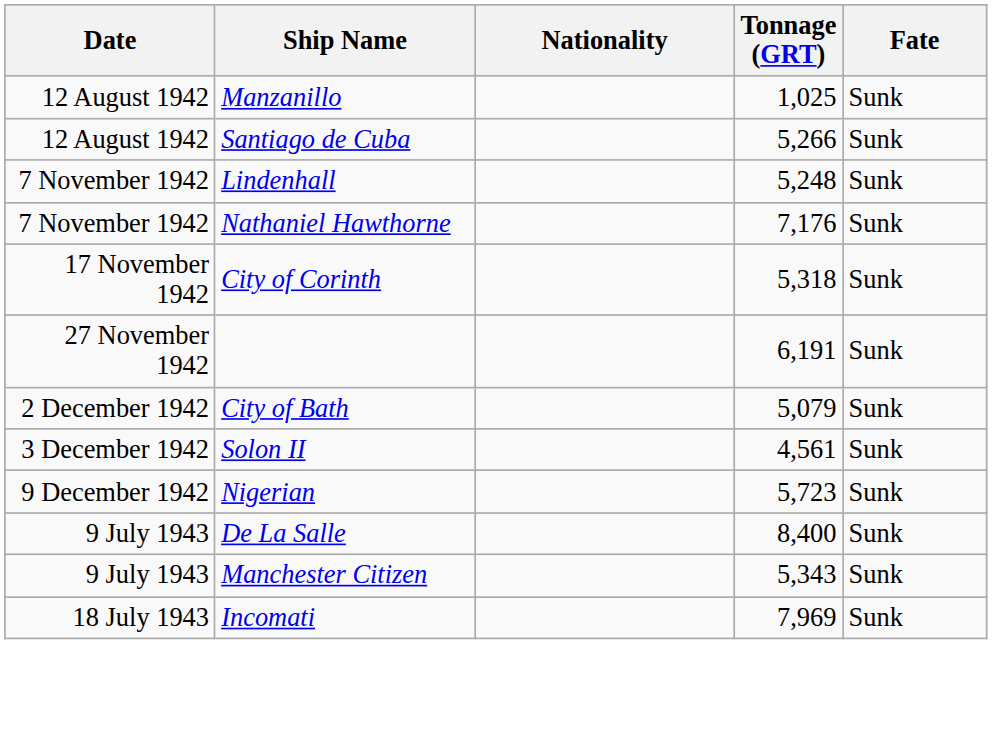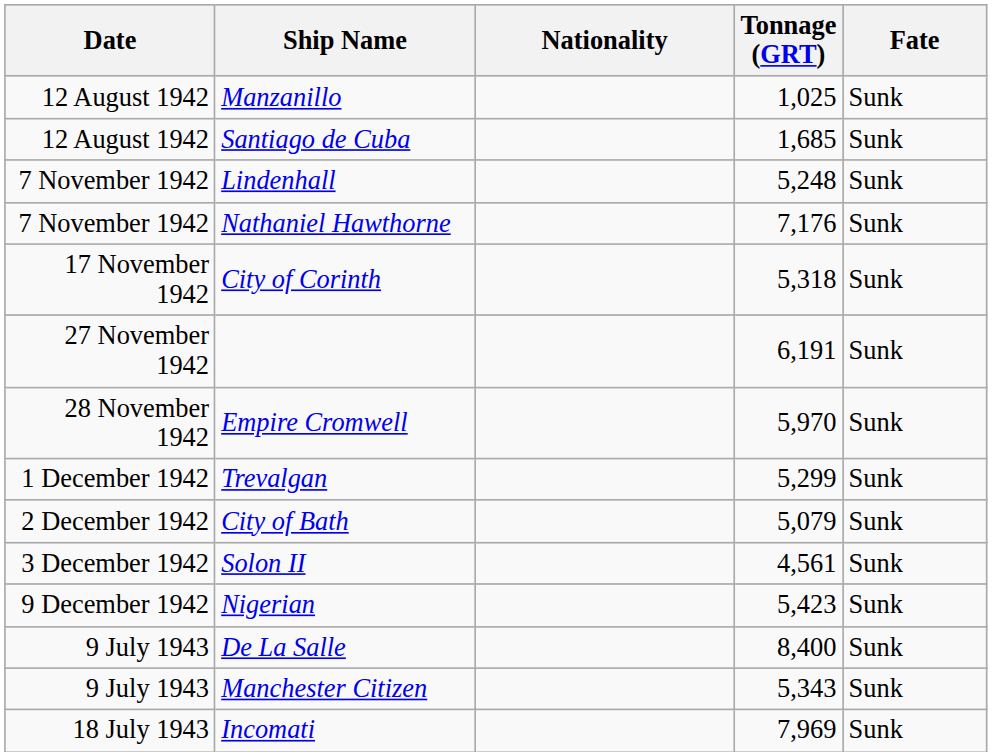(807, 138) 5,266 -> (807, 138) 1,685
+ row: (314, 422)
+ row: (274, 479)
(807, 491) 5,723 -> (807, 604) 5,423
